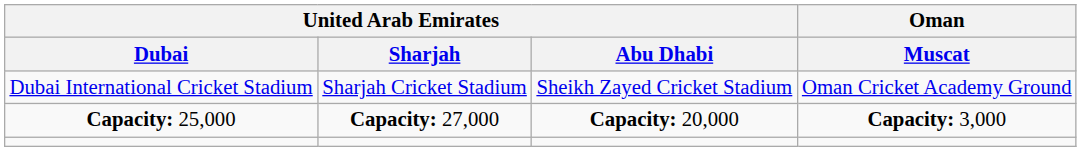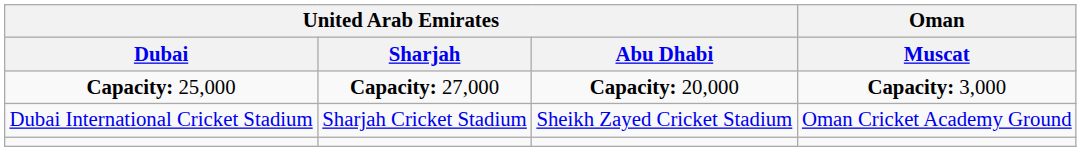rows swapped: (161, 86) <-> (161, 119)
